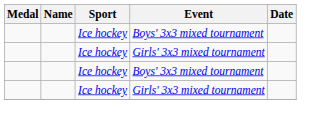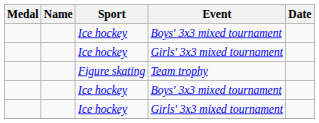+ row: (112, 71)
